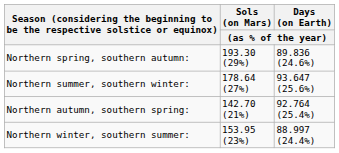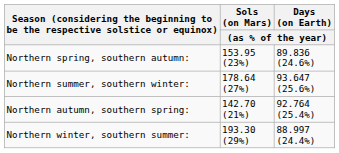(239, 58) 193.30 (29%) -> (239, 58) 153.95 (23%)
(239, 135) 153.95 (23%) -> (239, 135) 193.30 (29%)
